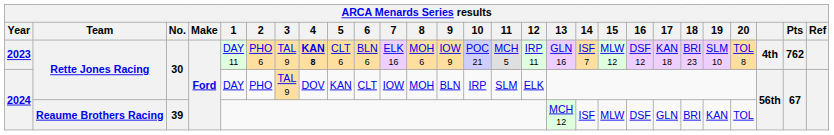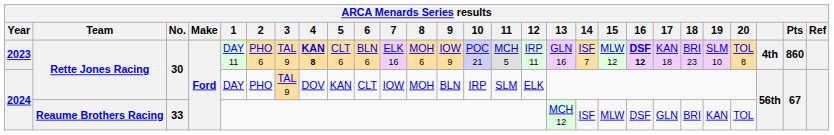(640, 54) normal -> (640, 55) bold
(795, 55) 762 -> (795, 55) 860
(177, 115) 39 -> (177, 115) 33
